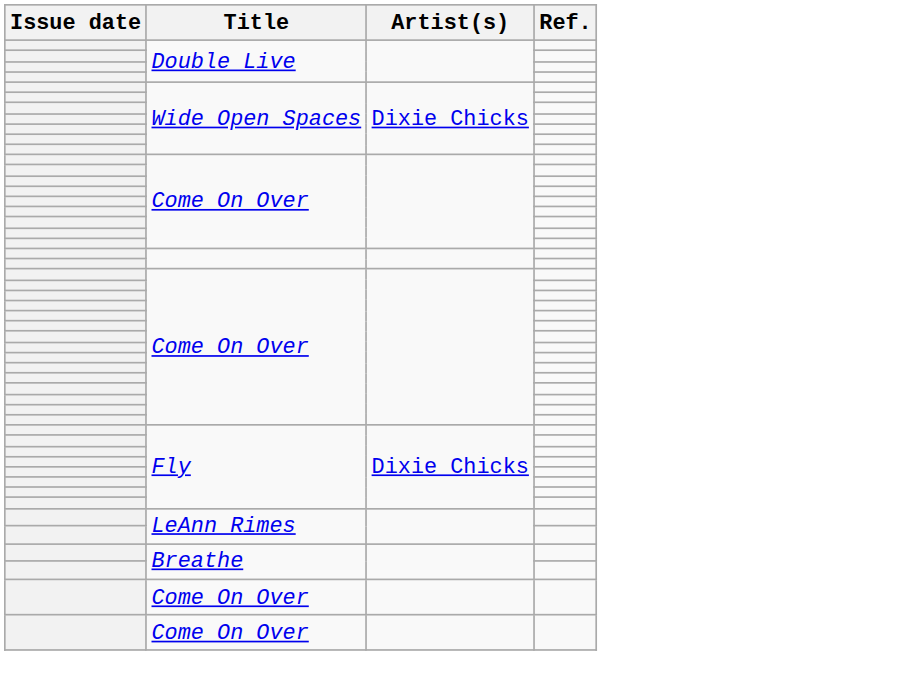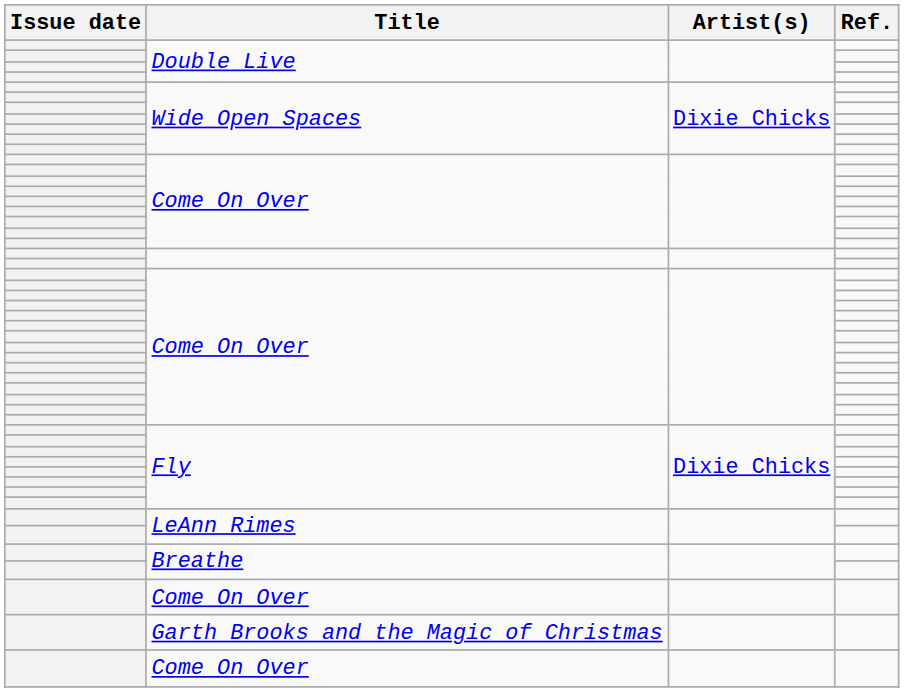+ row: (407, 633)
